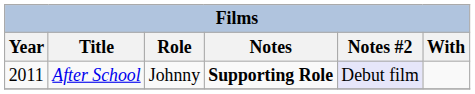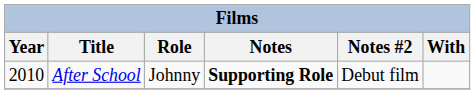(26, 74) 2011 -> (26, 74) 2010
(380, 74) lavender background -> (380, 74) no background
